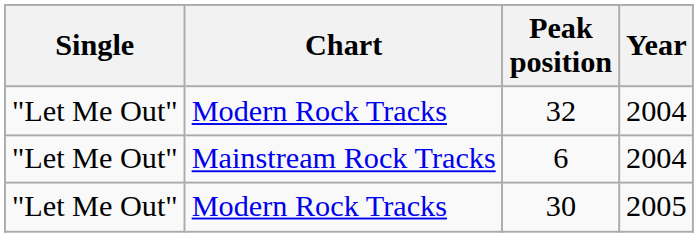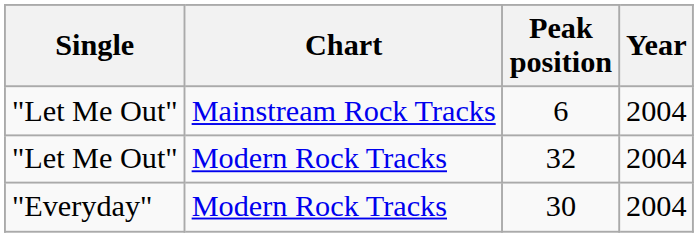rows swapped: (561, 158) <-> (561, 110)
(95, 206) "Let Me Out" -> (82, 206) "Everyday"
(656, 206) 2005 -> (656, 206) 2004
